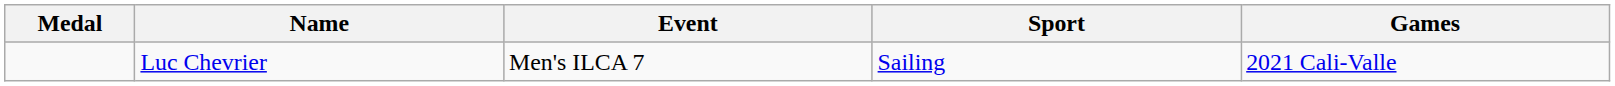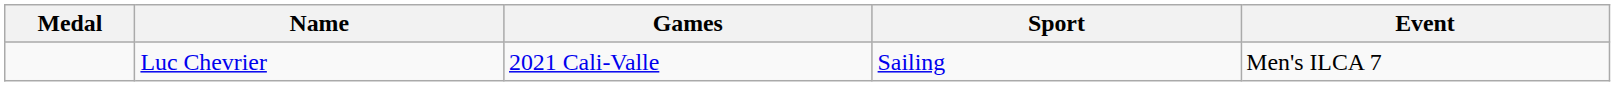columns swapped: (1425, 23) <-> (688, 23)
